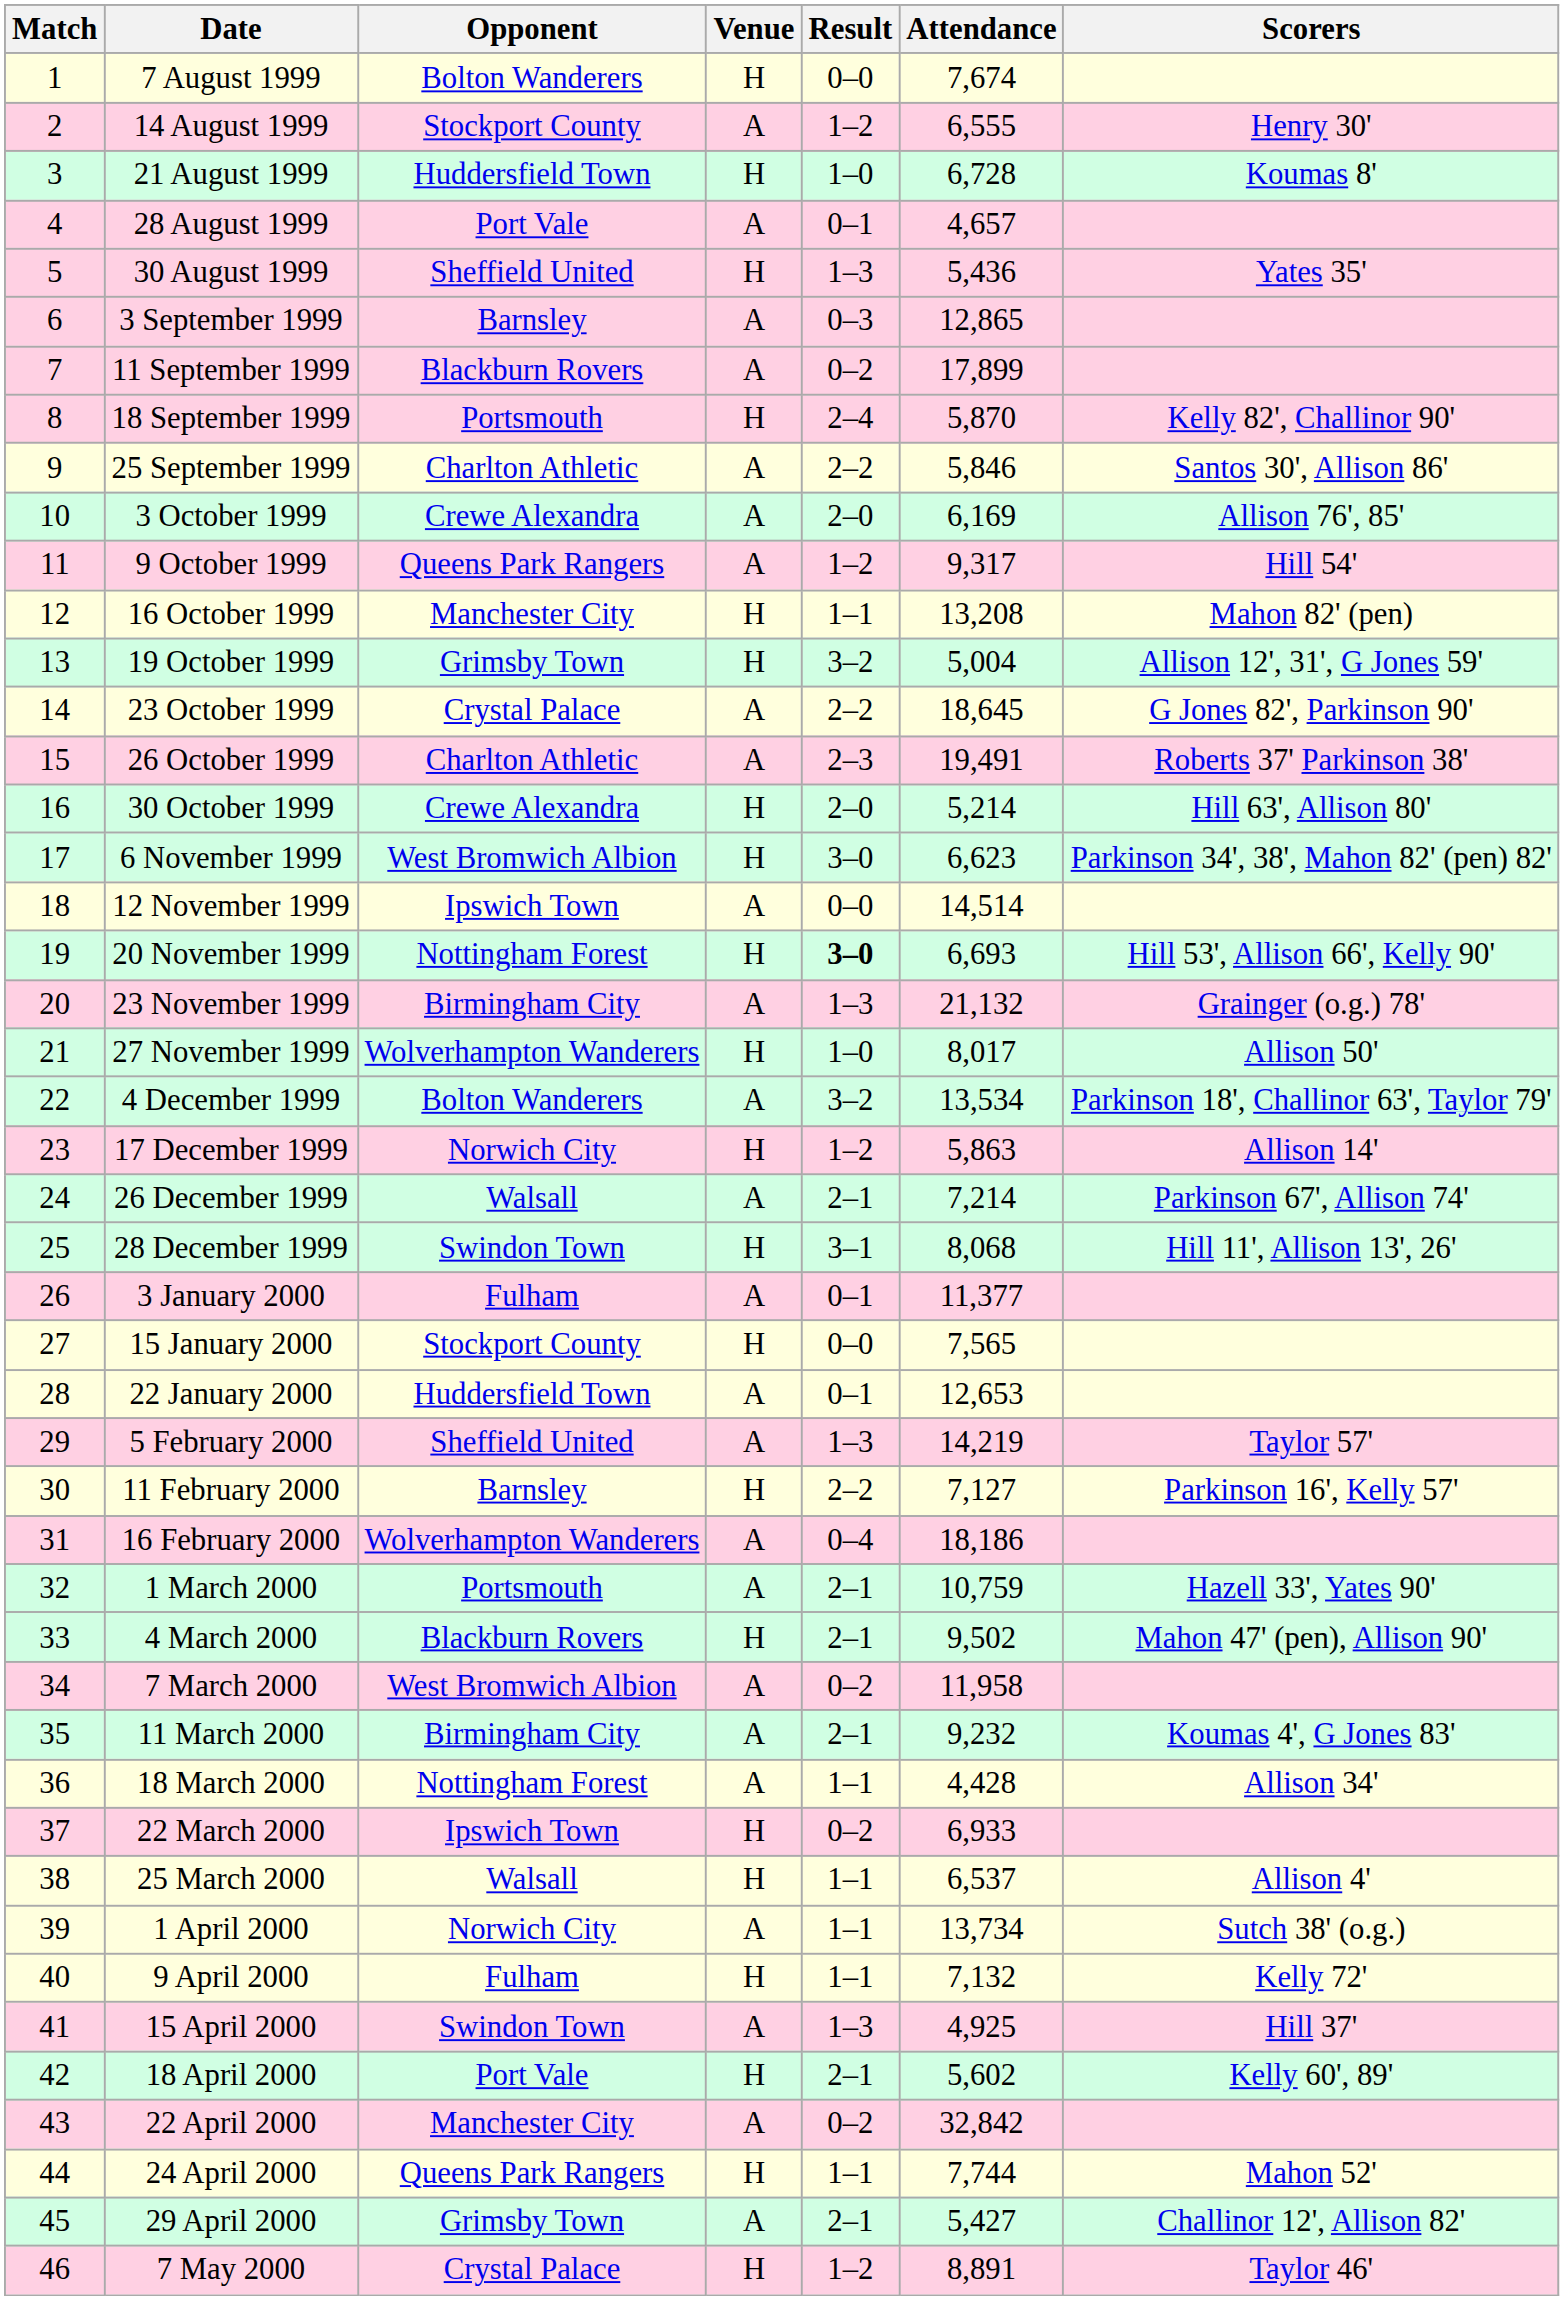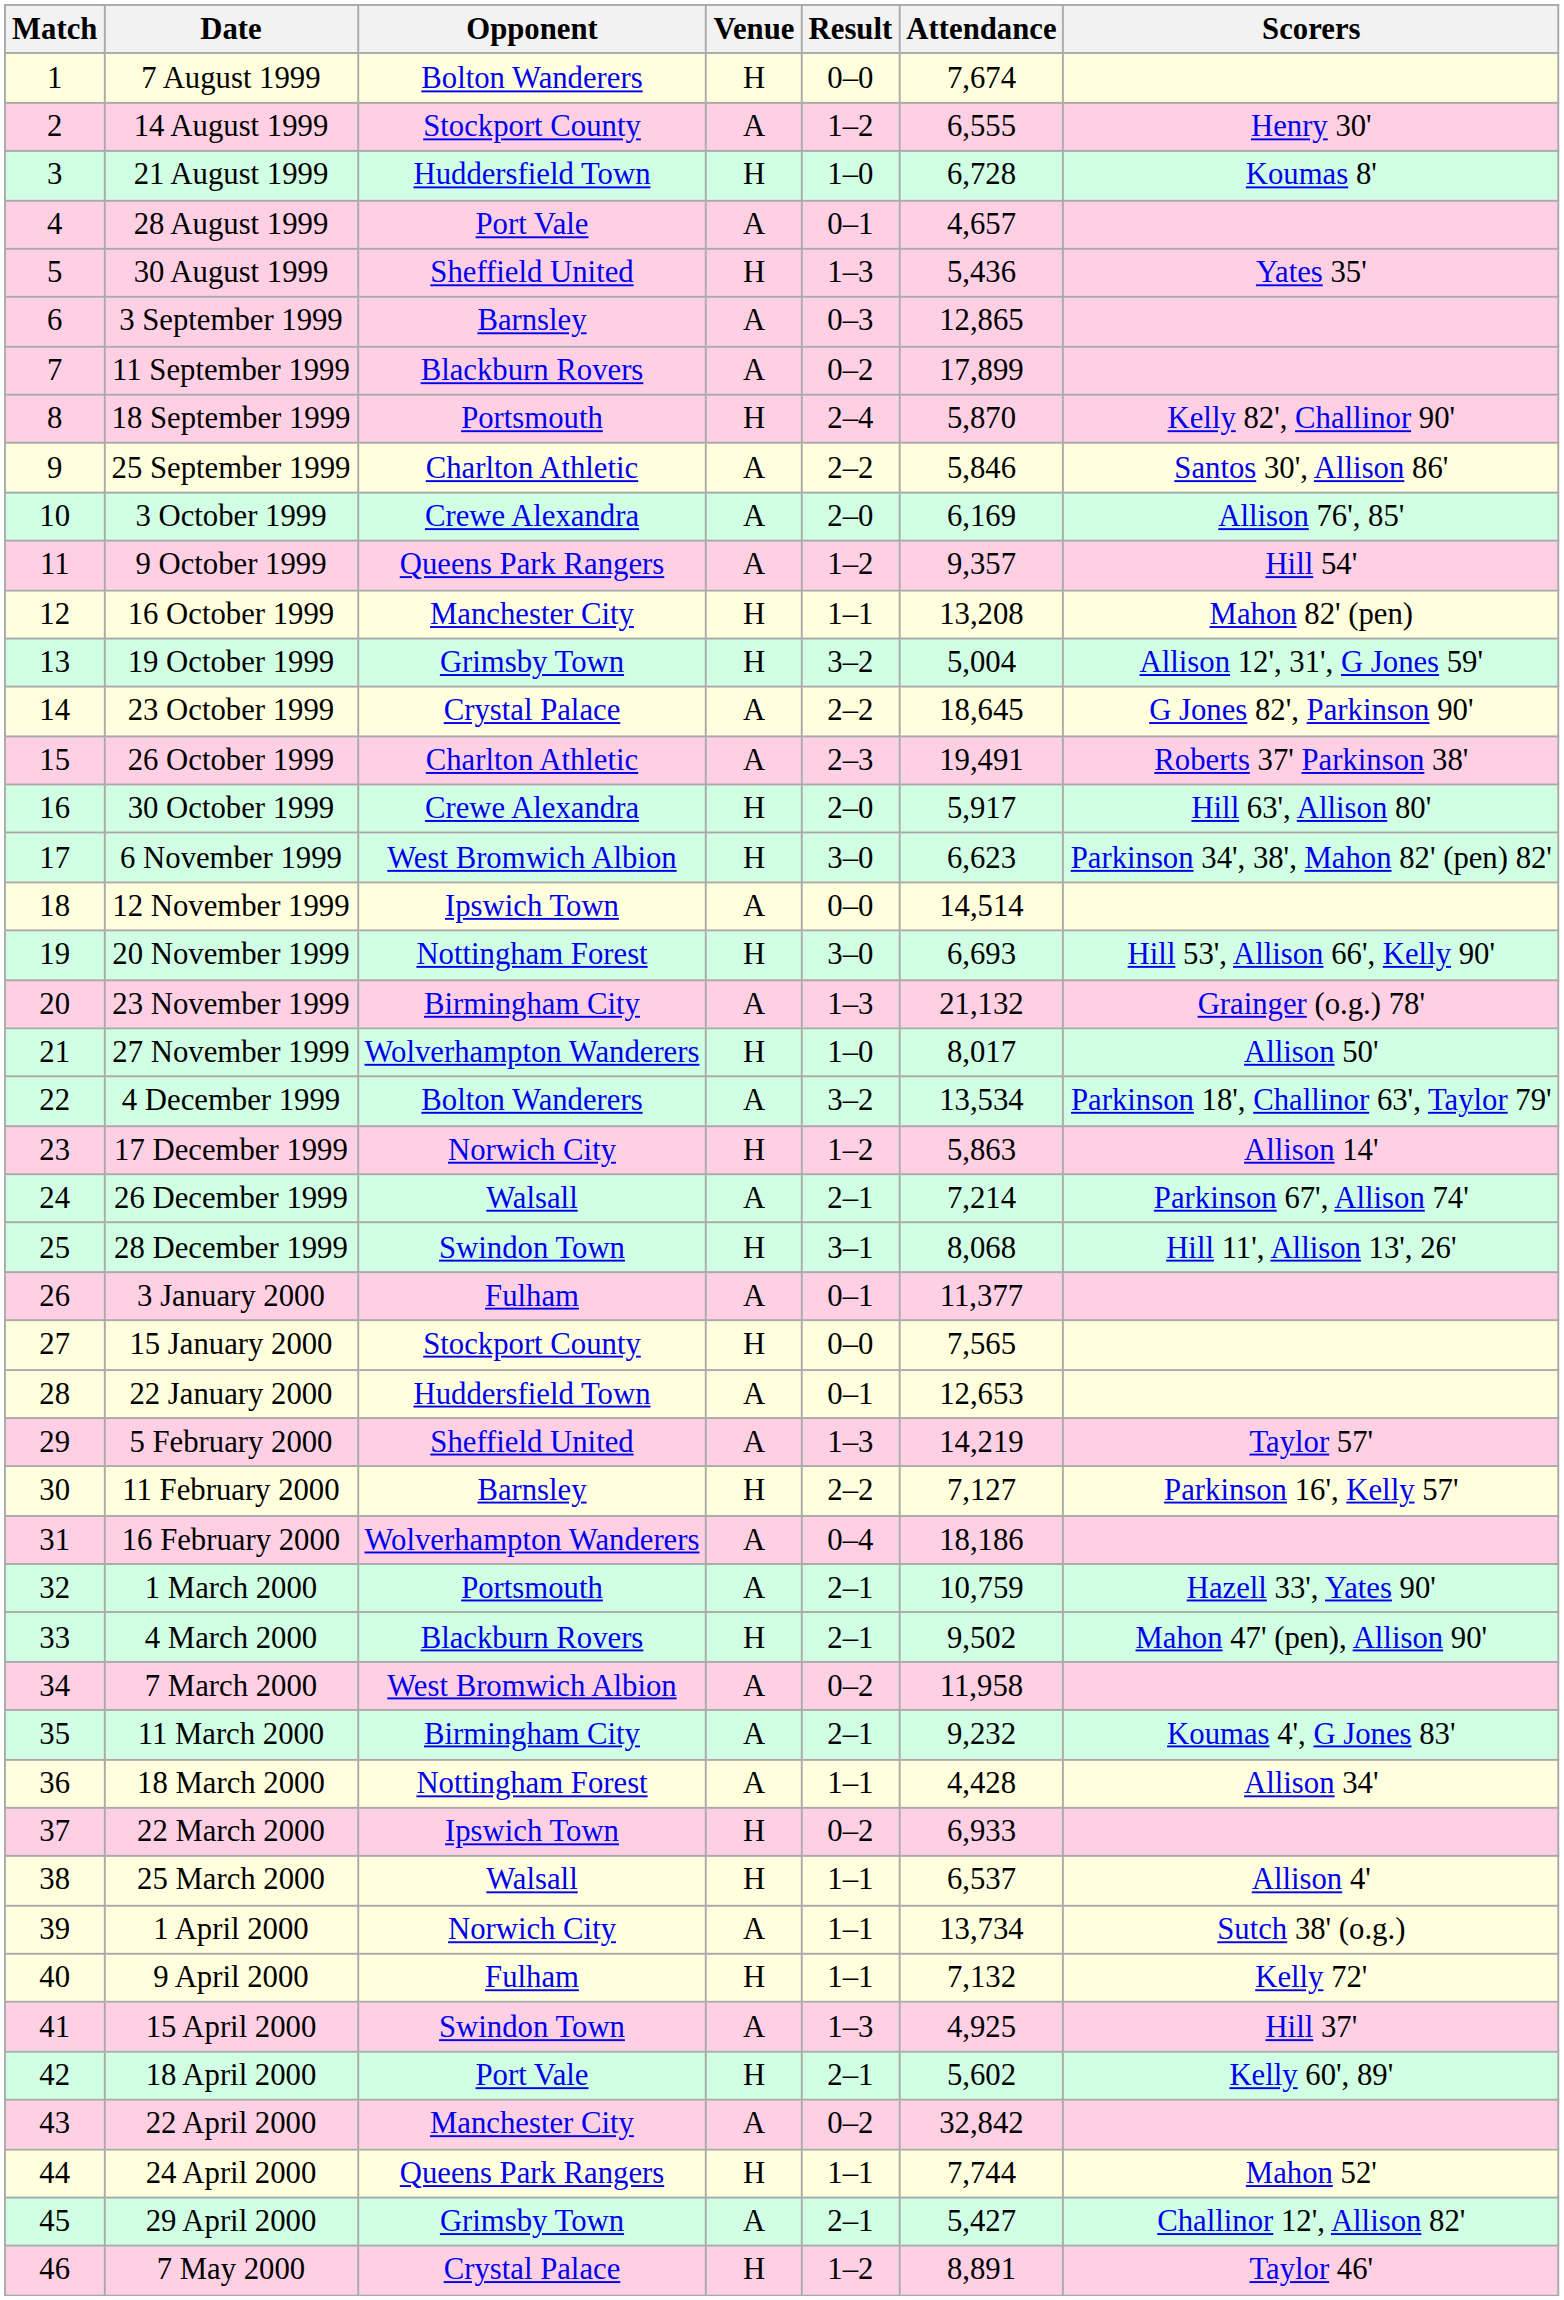(981, 564) 9,317 -> (981, 564) 9,357
(981, 808) 5,214 -> (981, 808) 5,917
(850, 954) bold -> (850, 954) normal
